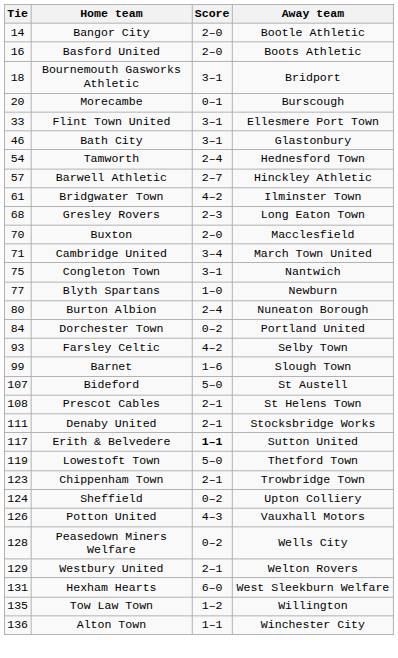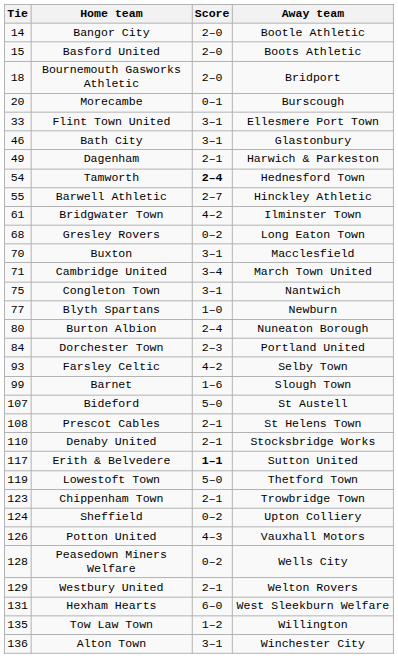(18, 52) 16 -> (18, 52) 15
(212, 77) 3–1 -> (212, 77) 2–0
+ row: (111, 159)
(212, 159) normal -> (212, 178) bold
(18, 178) 57 -> (18, 197) 55
(212, 216) 2–3 -> (212, 235) 0–2
(212, 235) 2–0 -> (212, 254) 3–1
(212, 329) 0–2 -> (212, 348) 2–3
(18, 423) 111 -> (18, 442) 110
(212, 625) 1–1 -> (212, 644) 3–1
